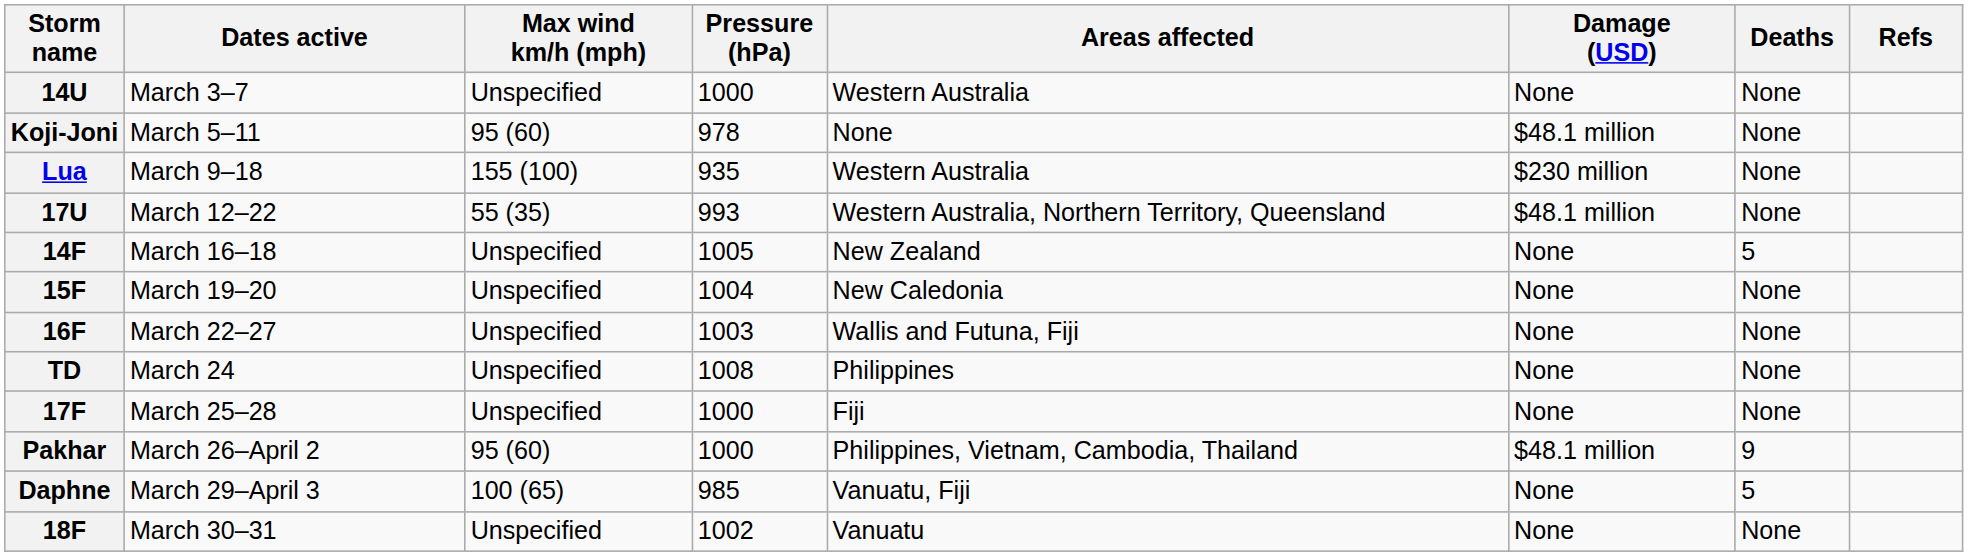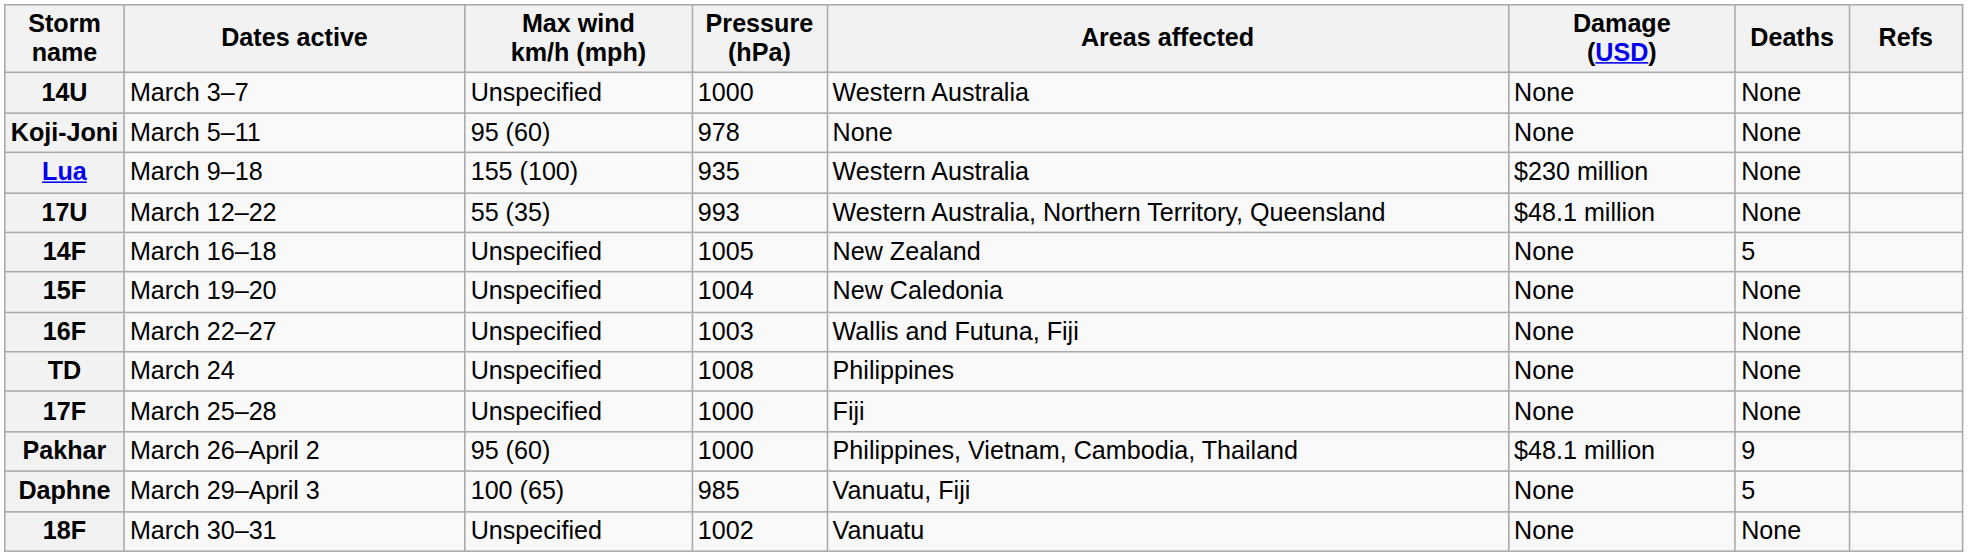(1585, 132) $48.1 million -> (1544, 132) None
